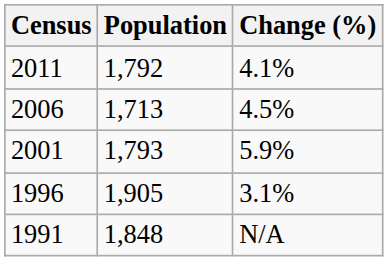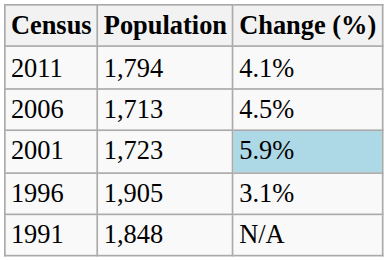(133, 67) 1,792 -> (133, 67) 1,794
(133, 151) 1,793 -> (133, 151) 1,723
(267, 151) no background -> (267, 151) lightblue background
